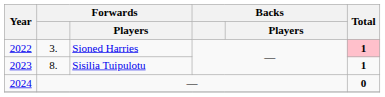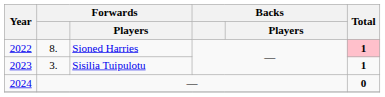(53, 48) 3. -> (53, 48) 8.
(53, 65) 8. -> (53, 65) 3.
